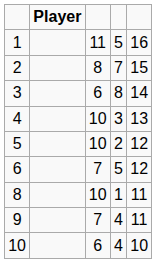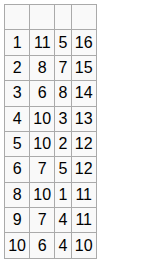- column: (57, 17)
